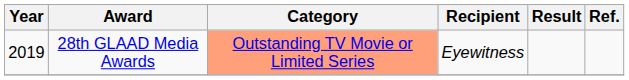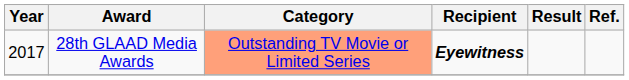(26, 52) 2019 -> (26, 52) 2017
(483, 52) normal -> (480, 52) bold
